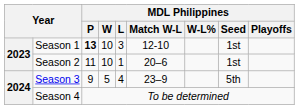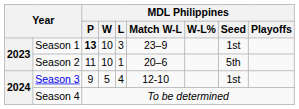(156, 46) 12-10 -> (156, 46) 23–9
(233, 63) 1st -> (233, 63) 5th
(156, 79) 23–9 -> (156, 79) 12-10
(233, 79) 5th -> (233, 79) 1st
